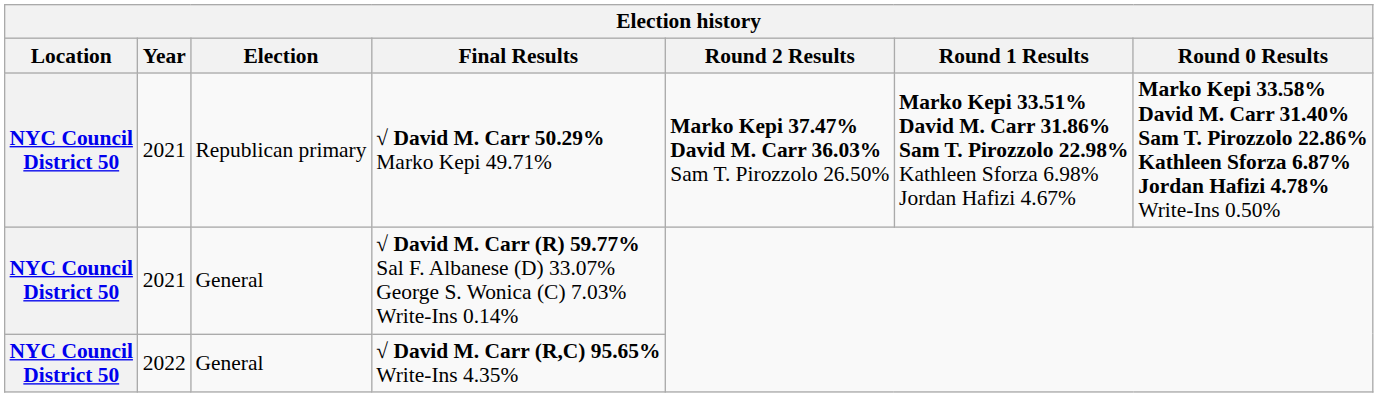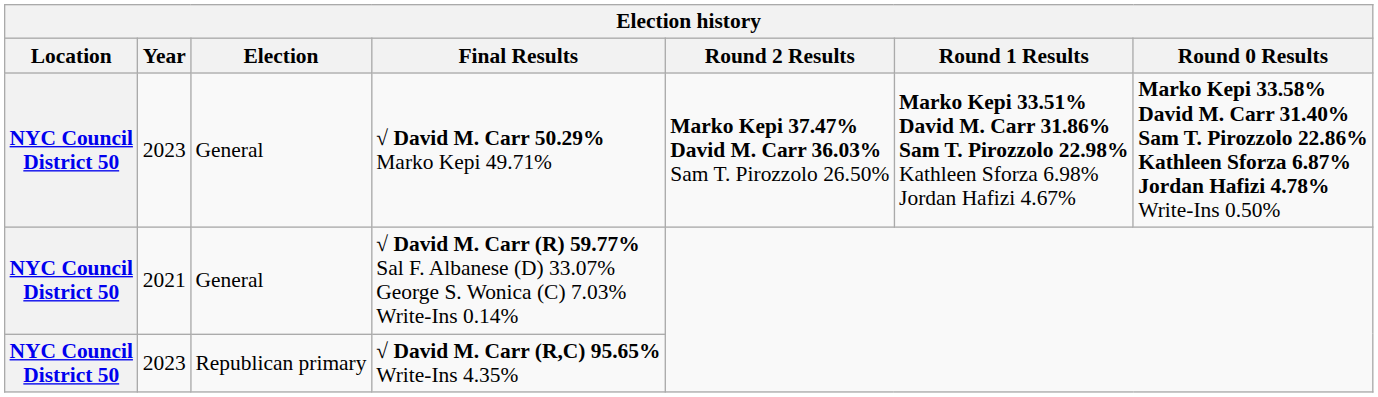(164, 149) 2021 -> (164, 149) 2023
(281, 149) Republican primary -> (229, 149) General
(164, 362) 2022 -> (164, 362) 2023
(229, 362) General -> (281, 362) Republican primary
